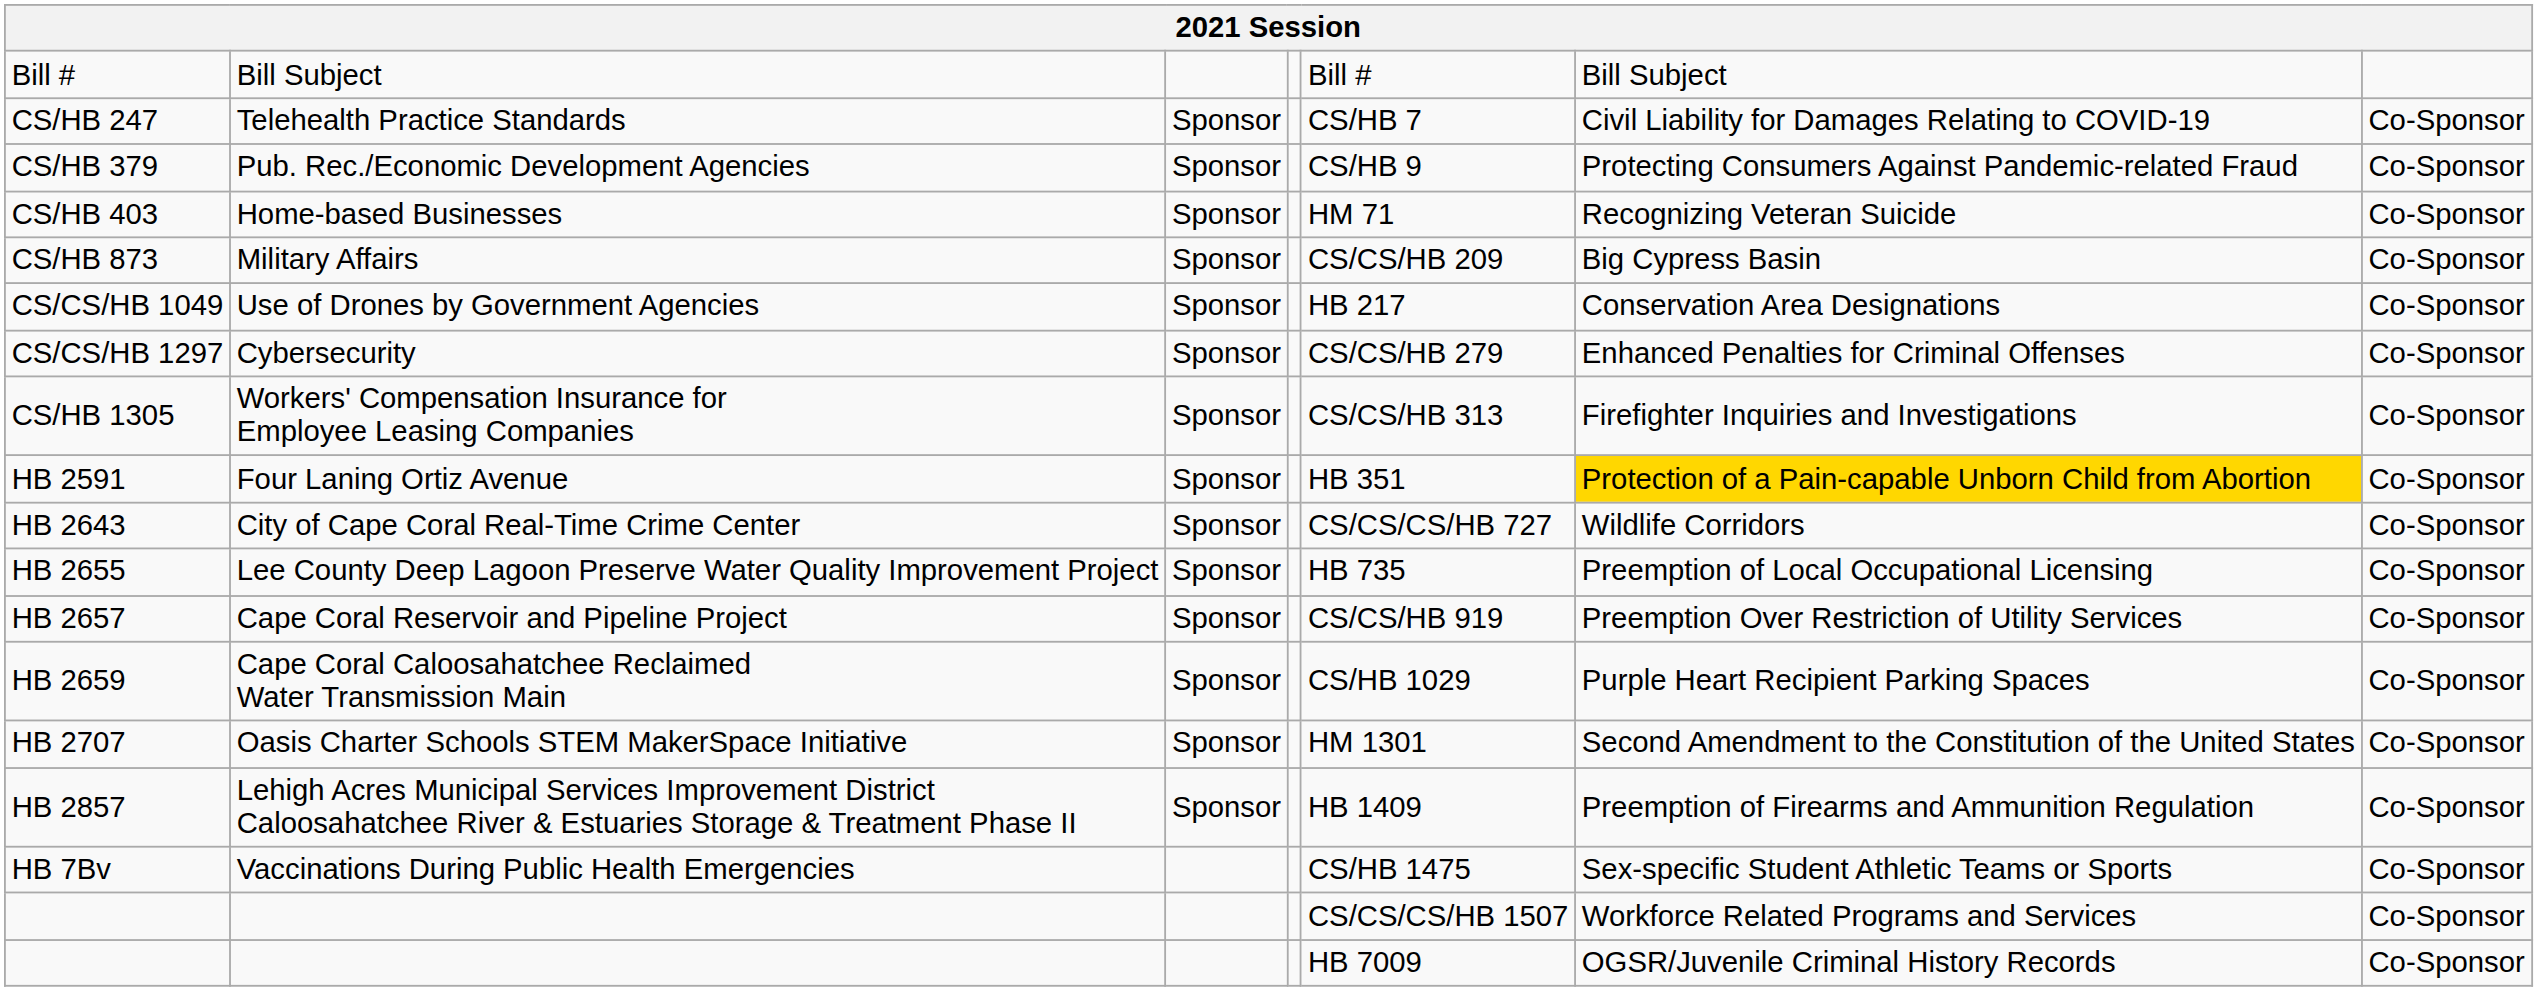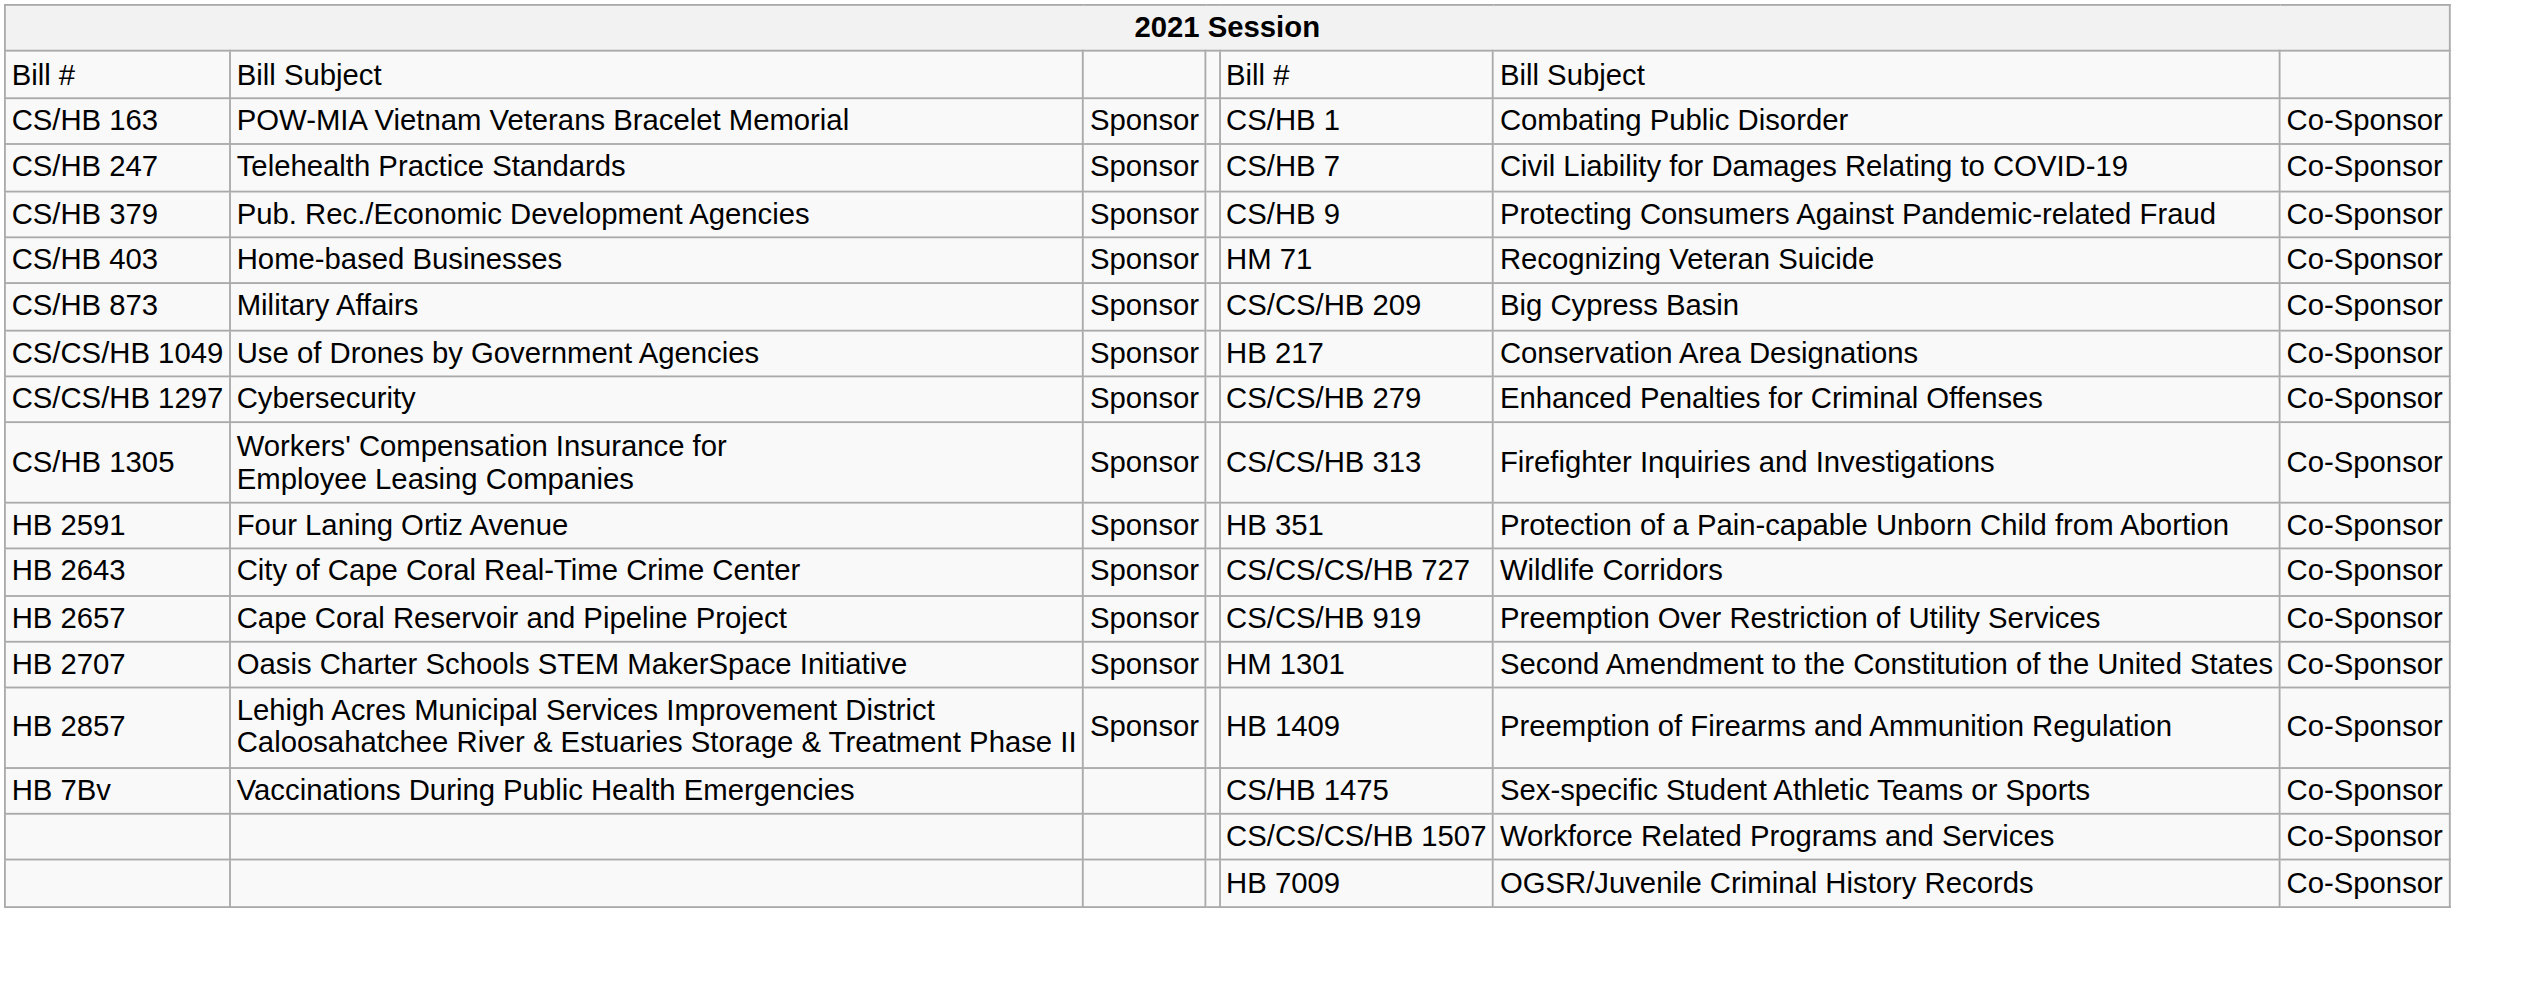+ row: (85, 120)
(1946, 478) gold background -> (1865, 525) no background
- row: (69, 571)
- row: (69, 680)
